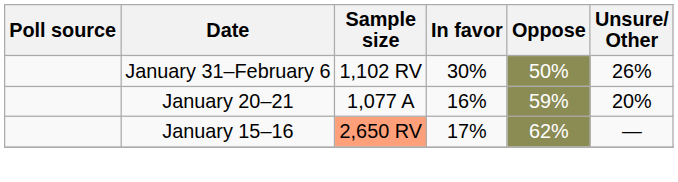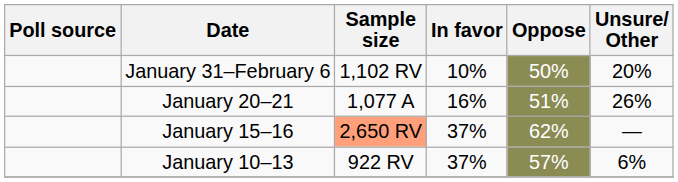(467, 71) 30% -> (467, 71) 10%
(632, 71) 26% -> (632, 71) 20%
(549, 101) 59% -> (549, 101) 51%
(632, 101) 20% -> (632, 101) 26%
(467, 131) 17% -> (467, 131) 37%
+ row: (228, 162)
